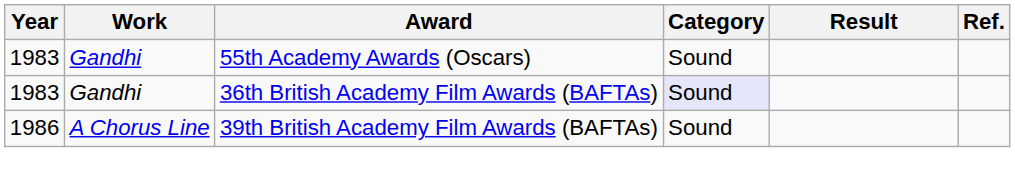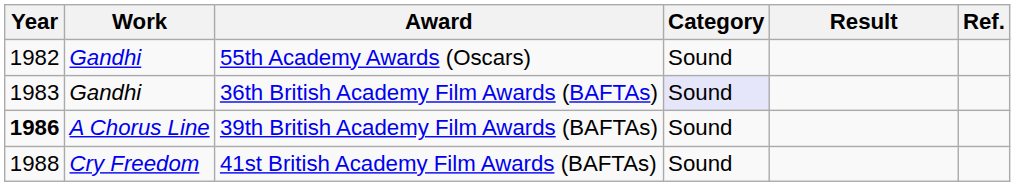(35, 57) 1983 -> (35, 57) 1982
(35, 127) normal -> (35, 127) bold
+ row: (438, 163)
